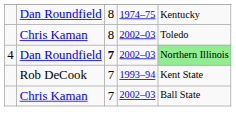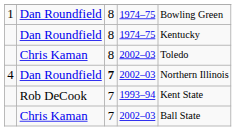+ row: (11, 14)
(194, 55) lightgreen background -> (194, 75) no background
